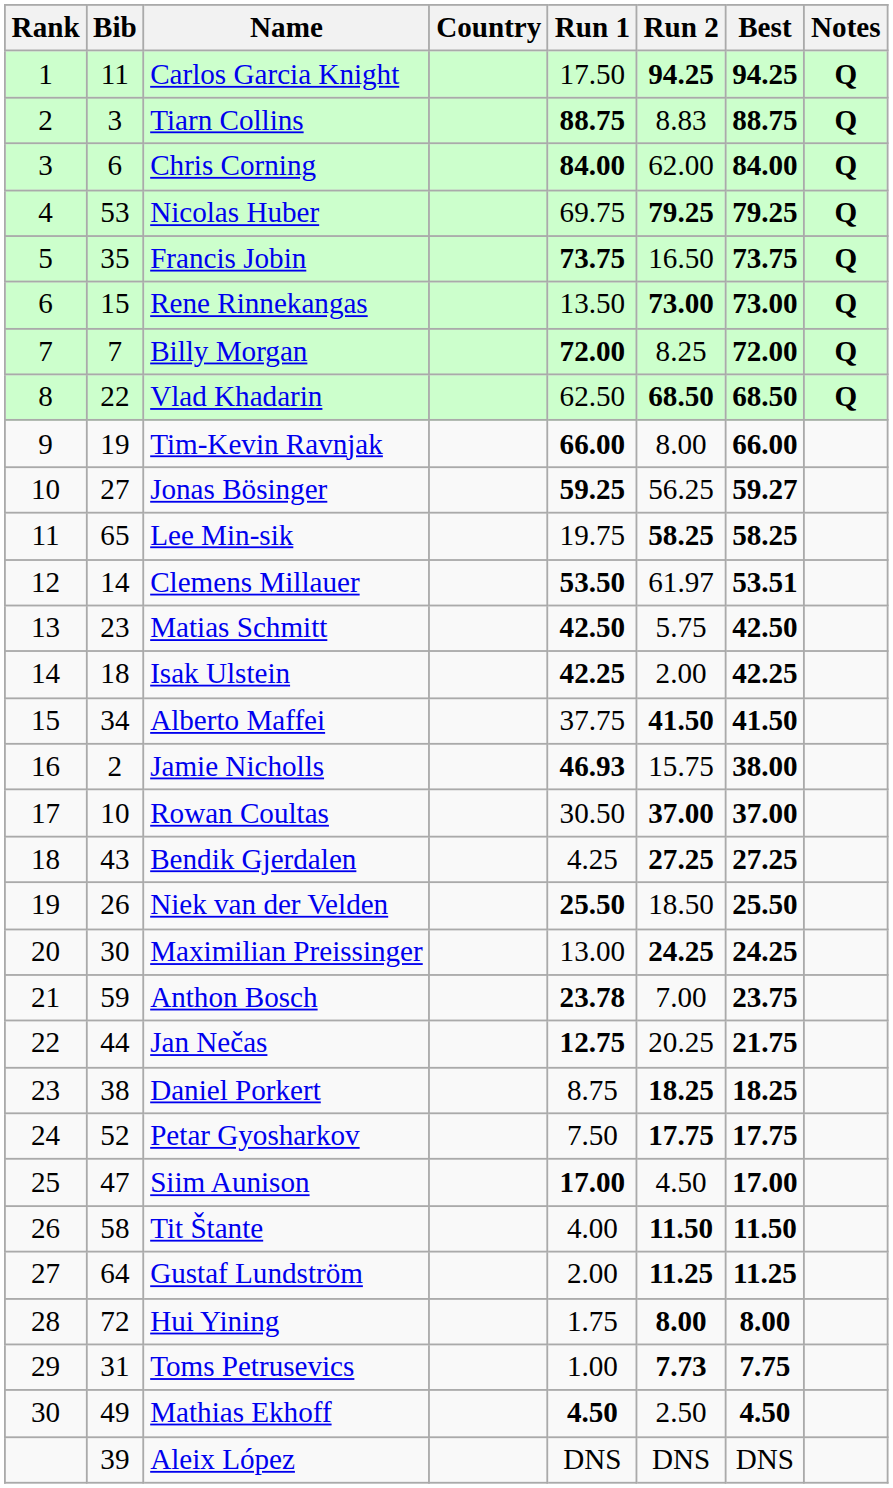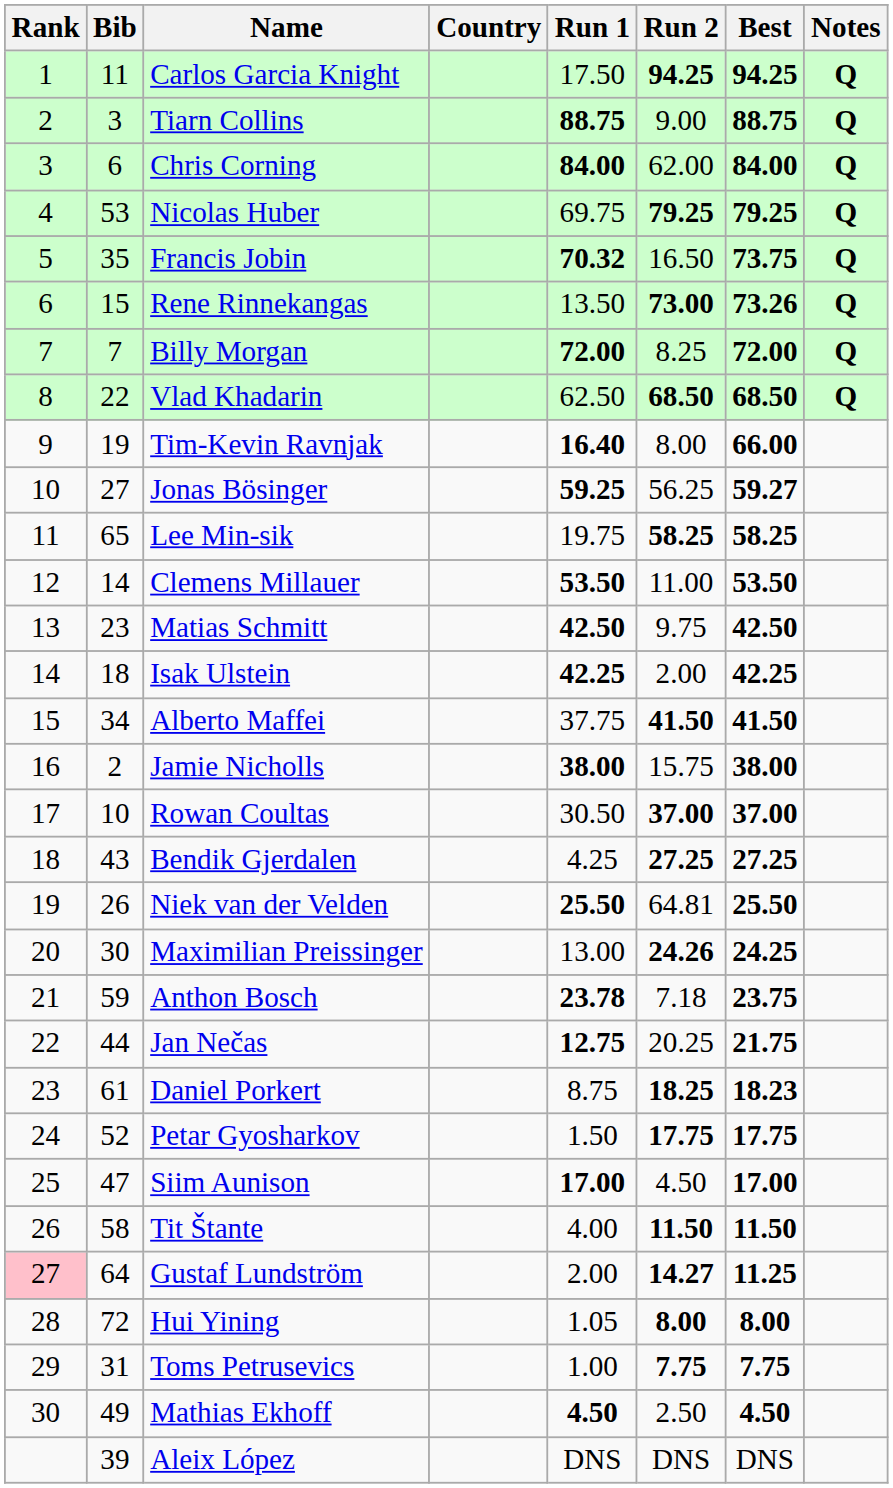(681, 119) 8.83 -> (681, 119) 9.00
(592, 258) 73.75 -> (592, 258) 70.32
(765, 304) 73.00 -> (765, 304) 73.26
(592, 443) 66.00 -> (592, 443) 16.40
(681, 581) 61.97 -> (681, 581) 11.00
(765, 581) 53.51 -> (765, 581) 53.50
(681, 627) 5.75 -> (681, 627) 9.75
(592, 766) 46.93 -> (592, 766) 38.00
(681, 905) 18.50 -> (681, 905) 64.81
(681, 951) 24.25 -> (681, 951) 24.26
(681, 997) 7.00 -> (681, 997) 7.18
(115, 1089) 38 -> (115, 1089) 61
(765, 1089) 18.25 -> (765, 1089) 18.23
(592, 1135) 7.50 -> (592, 1135) 1.50
(46, 1274) no background -> (46, 1274) pink background
(681, 1274) 11.25 -> (681, 1274) 14.27
(592, 1320) 1.75 -> (592, 1320) 1.05
(681, 1366) 7.73 -> (681, 1366) 7.75
